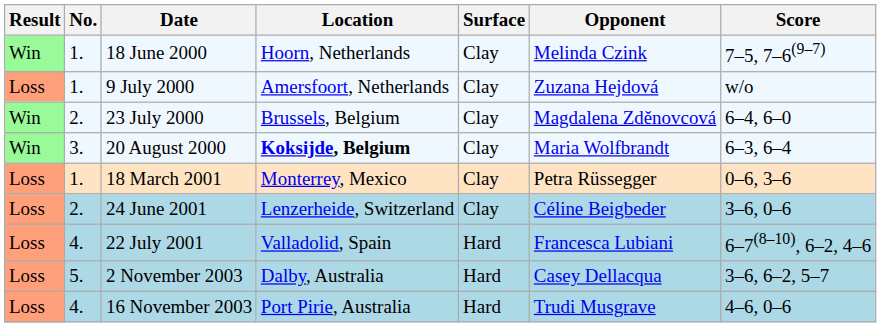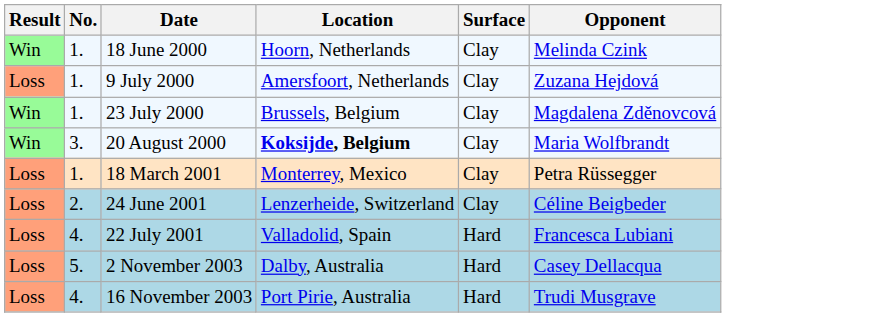- column: (798, 19)
(76, 116) 2. -> (76, 111) 1.
